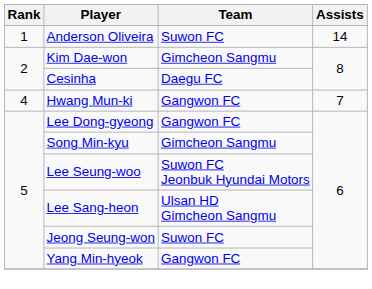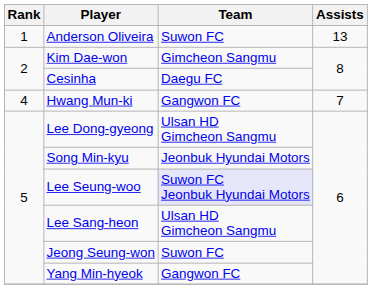(340, 36) 14 -> (340, 36) 13
(201, 121) Gangwon FC -> (219, 129) Ulsan HD Gimcheon Sangmu
(219, 143) Gimcheon Sangmu -> (235, 158) Jeonbuk Hyundai Motors
(235, 171) no background -> (235, 187) lavender background
